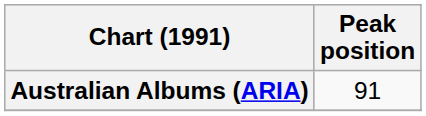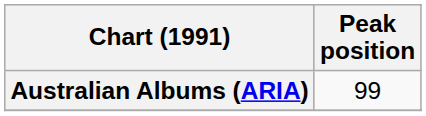(368, 90) 91 -> (368, 90) 99
